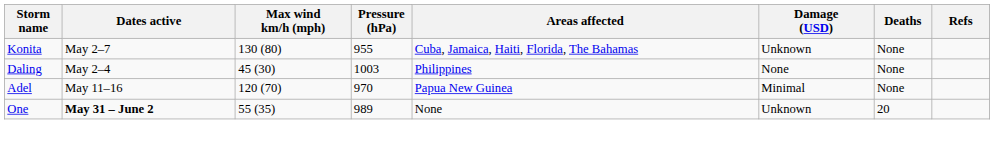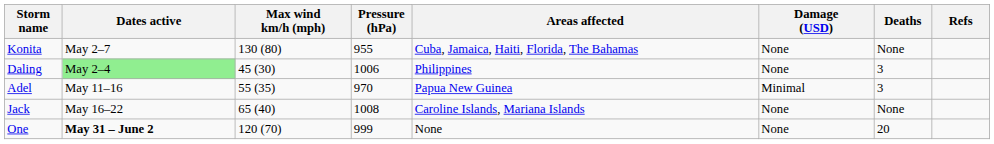(786, 48) Unknown -> (775, 48) None
(88, 68) no background -> (88, 68) lightgreen background
(367, 68) 1003 -> (367, 68) 1006
(891, 68) None -> (880, 68) 3
(260, 88) 120 (70) -> (257, 88) 55 (35)
(891, 88) None -> (880, 88) 3
+ row: (19, 108)
(257, 108) 55 (35) -> (260, 128) 120 (70)
(363, 108) 989 -> (363, 128) 999
(786, 108) Unknown -> (775, 128) None
